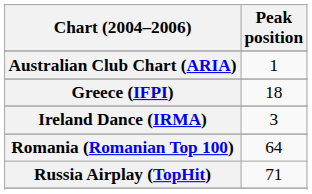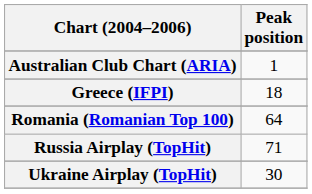- row: (123, 119)
+ row: (123, 174)
